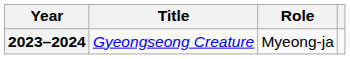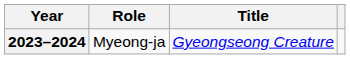columns swapped: (174, 16) <-> (298, 16)
